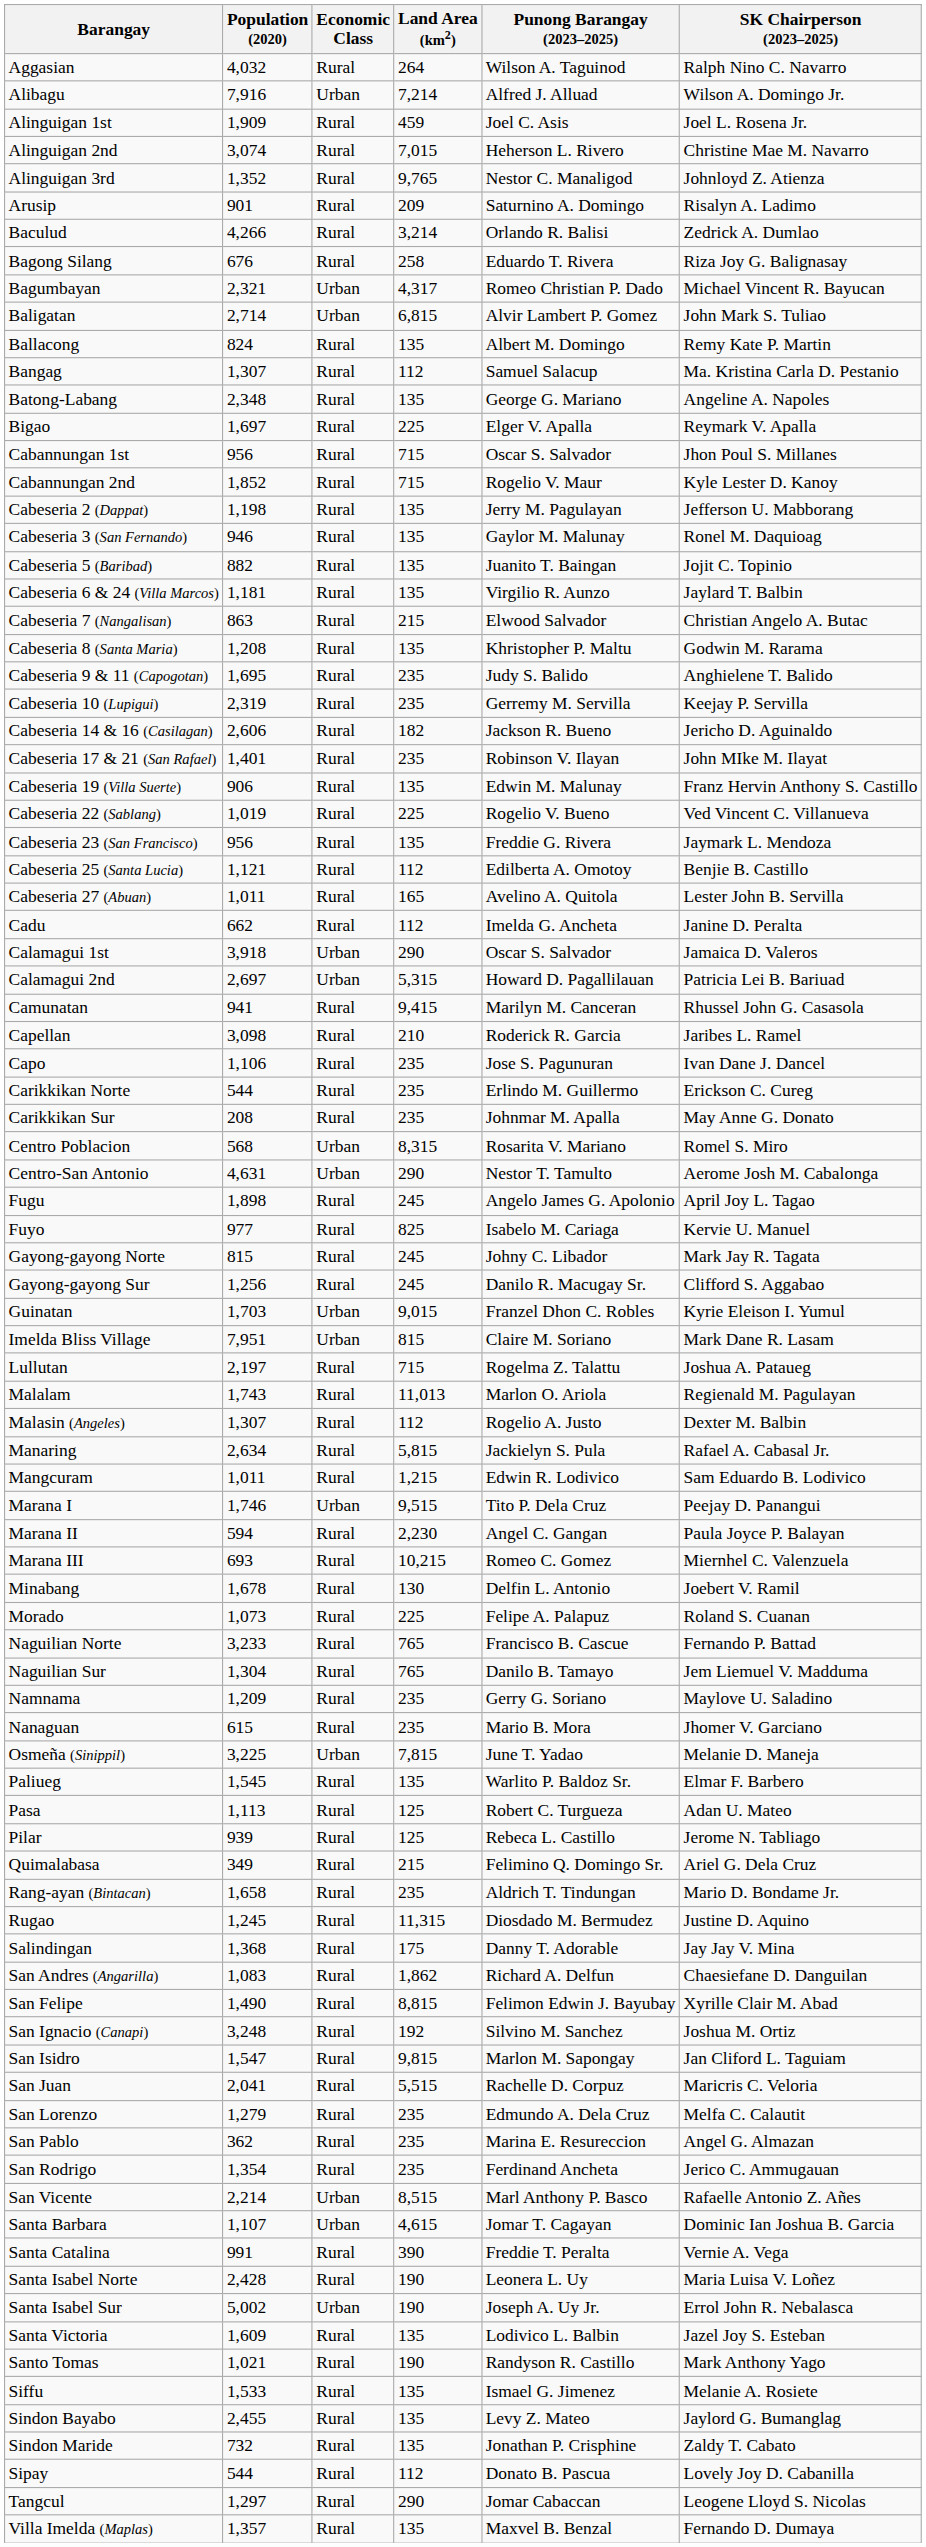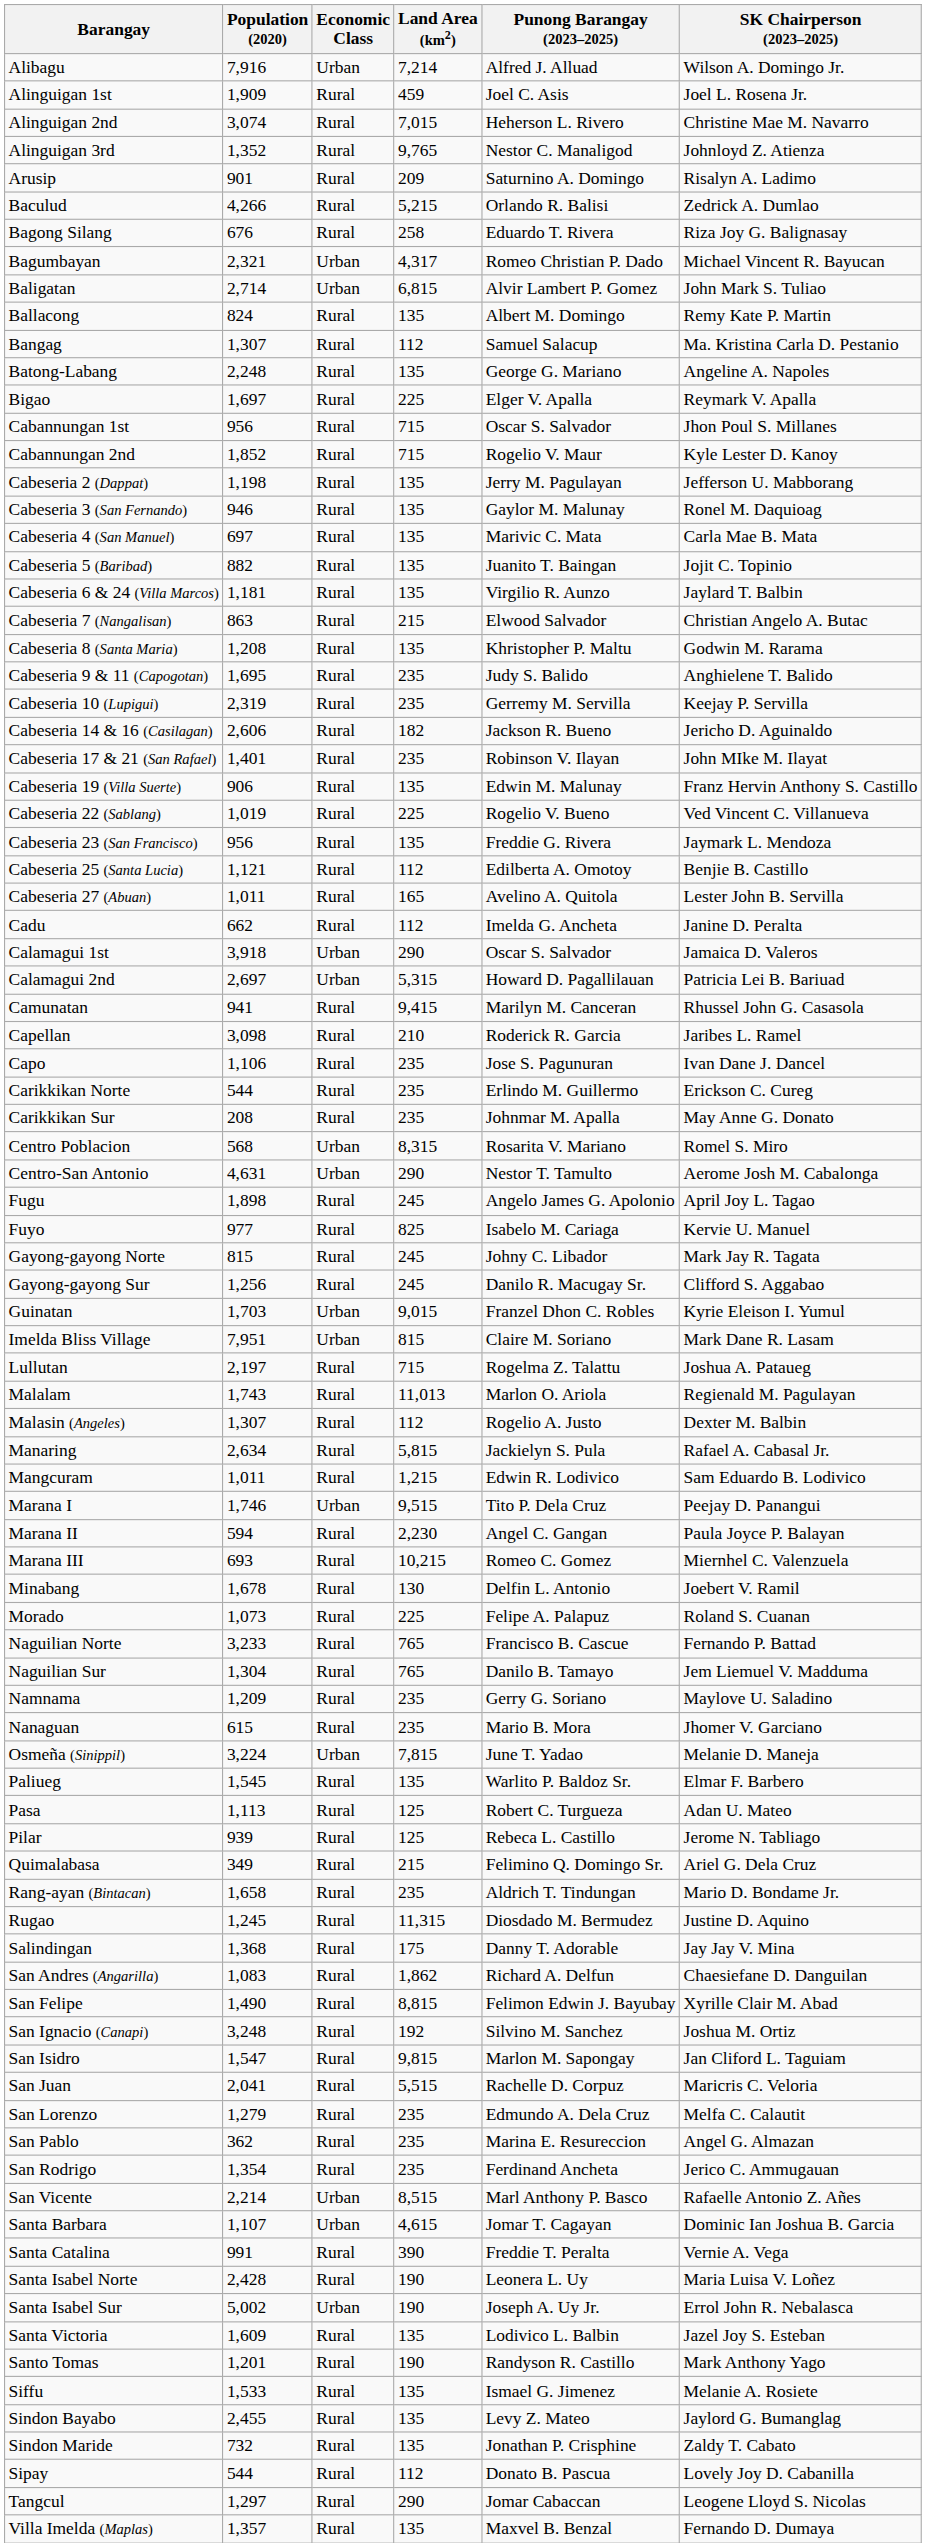- row: (42, 67)
(418, 233) 3,214 -> (418, 205) 5,215
(247, 399) 2,348 -> (247, 371) 2,248
+ row: (91, 537)
(247, 1754) 3,225 -> (247, 1754) 3,224
(247, 2362) 1,021 -> (247, 2362) 1,201
